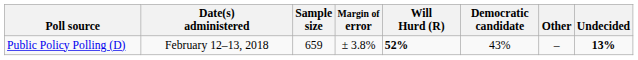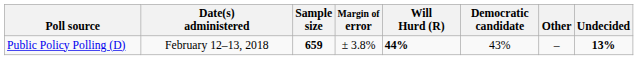(314, 45) normal -> (314, 45) bold
(397, 45) 52% -> (397, 45) 44%
